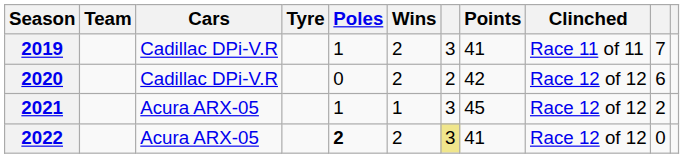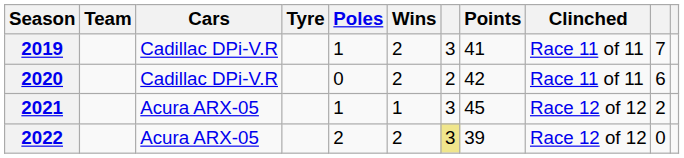(588, 78) Race 12 of 12 -> (587, 78) Race 11 of 11
(339, 138) bold -> (339, 138) normal
(475, 138) 41 -> (475, 138) 39
